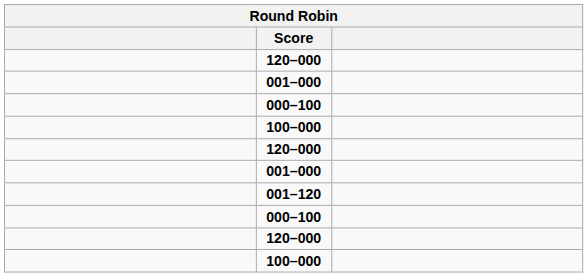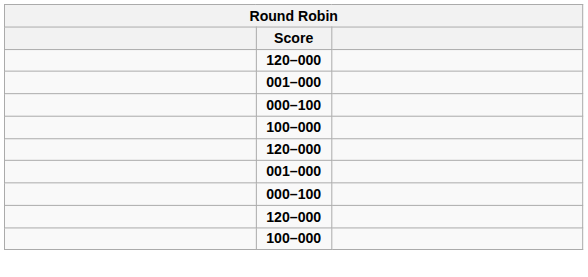- row: (130, 194)
